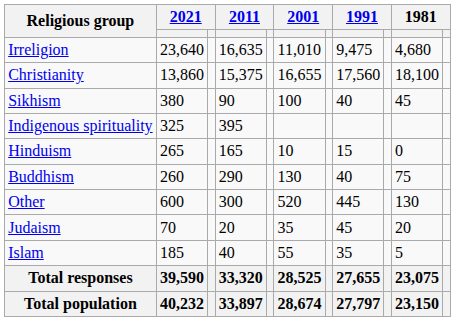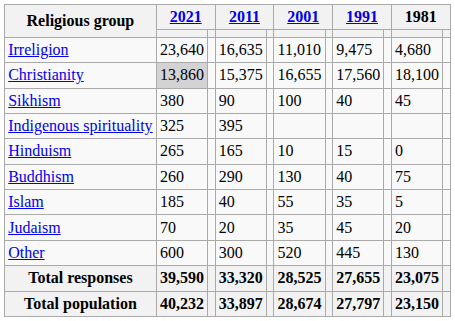(182, 75) no background -> (182, 75) lightgrey background
rows swapped: (26, 252) <-> (26, 202)
